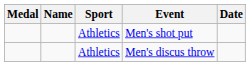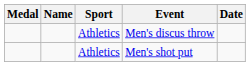rows swapped: (159, 33) <-> (170, 52)
